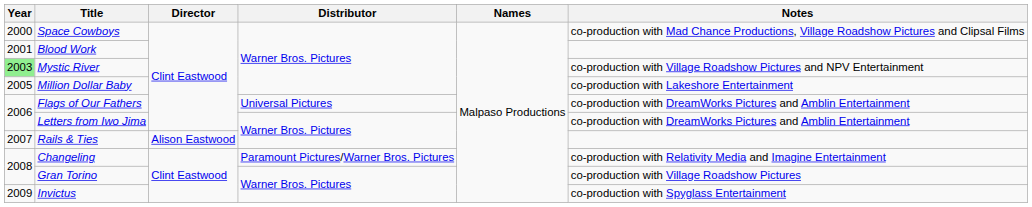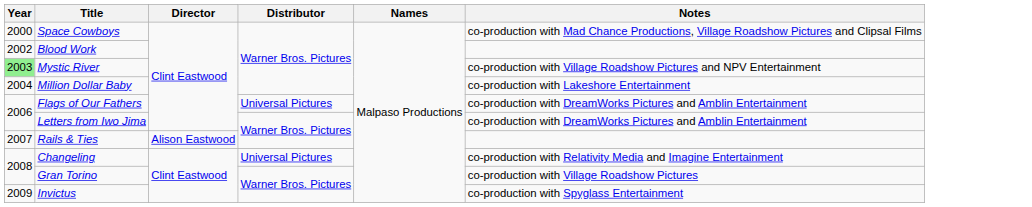(20, 49) 2001 -> (20, 49) 2002
(20, 85) 2005 -> (20, 85) 2004
(347, 157) Paramount Pictures/Warner Bros. Pictures -> (286, 157) Universal Pictures
